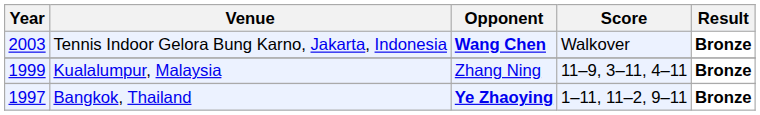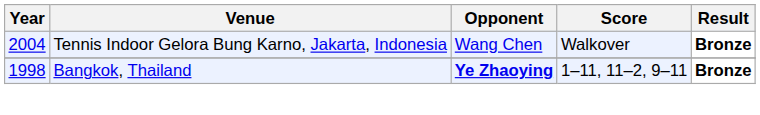(27, 45) 2003 -> (27, 45) 2004
(500, 45) bold -> (499, 45) normal
- row: (137, 71)
(27, 97) 1997 -> (27, 71) 1998
